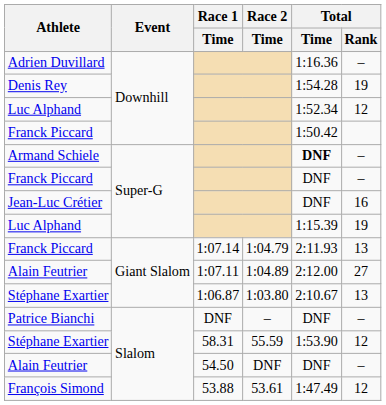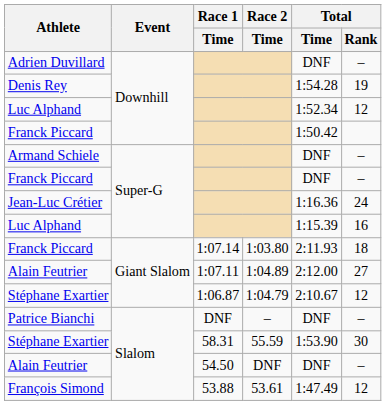(317, 63) 1:16.36 -> (317, 63) DNF
(317, 156) bold -> (317, 156) normal
(317, 202) DNF -> (317, 202) 1:16.36
(361, 202) 16 -> (361, 202) 24
(361, 226) 19 -> (361, 226) 16
(267, 249) 1:04.79 -> (267, 249) 1:03.80
(361, 249) 13 -> (361, 249) 18
(267, 295) 1:03.80 -> (267, 295) 1:04.79
(361, 295) 13 -> (361, 295) 12
(361, 342) 12 -> (361, 342) 30
